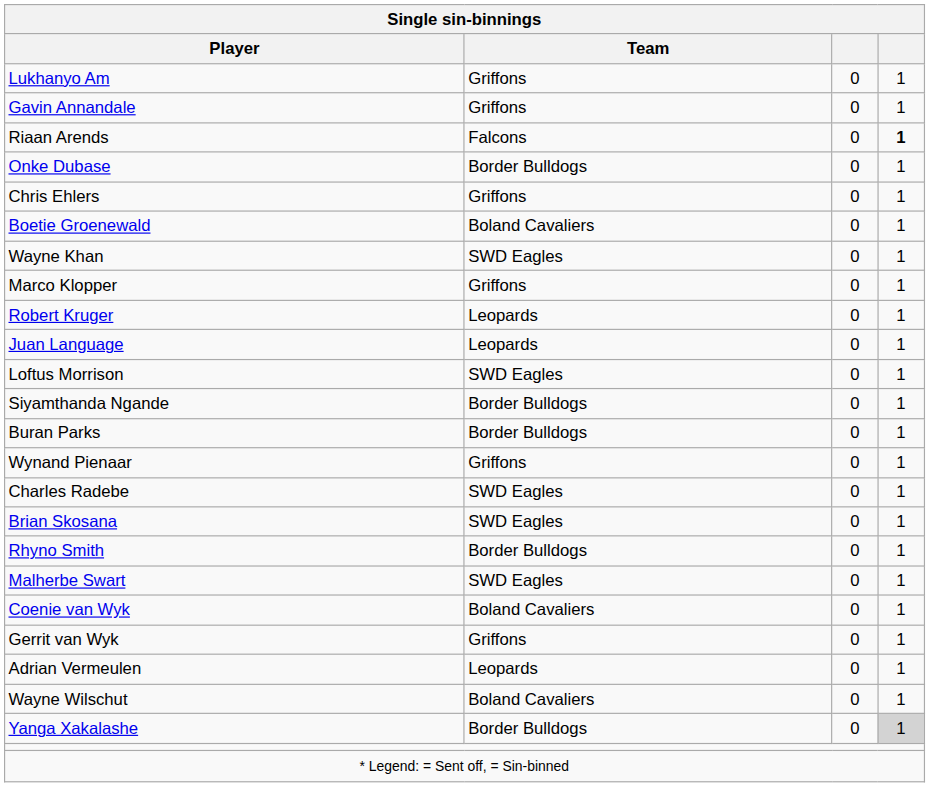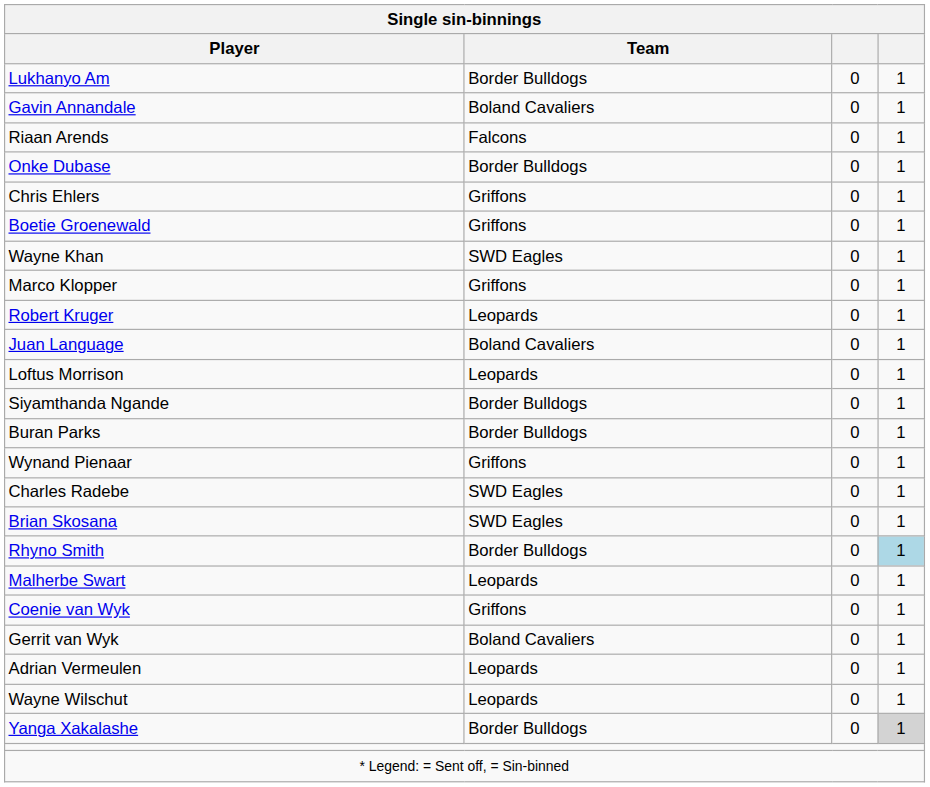(497, 78) Griffons -> (528, 78) Border Bulldogs
(497, 108) Griffons -> (531, 108) Boland Cavaliers
(901, 138) bold -> (901, 138) normal
(531, 226) Boland Cavaliers -> (497, 226) Griffons
(503, 344) Leopards -> (531, 344) Boland Cavaliers
(516, 374) SWD Eagles -> (503, 374) Leopards
(901, 551) no background -> (901, 551) lightblue background
(516, 581) SWD Eagles -> (503, 581) Leopards
(531, 610) Boland Cavaliers -> (497, 610) Griffons
(497, 640) Griffons -> (531, 640) Boland Cavaliers
(531, 699) Boland Cavaliers -> (503, 699) Leopards
